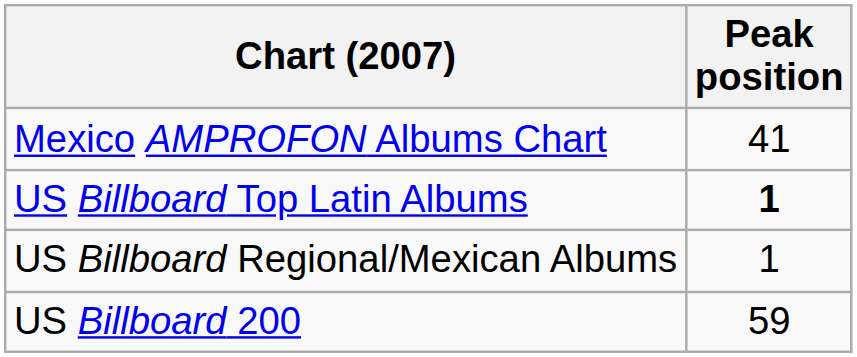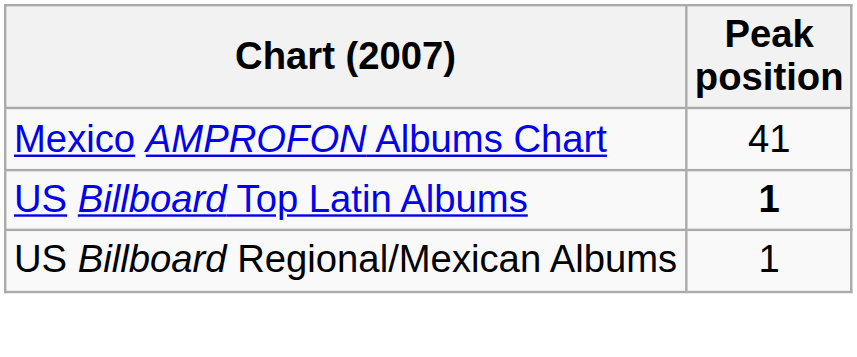- row: (158, 320)
